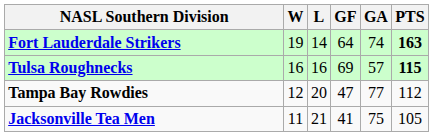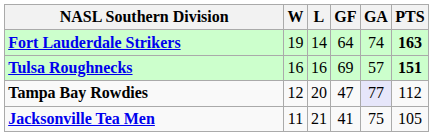(410, 67) 115 -> (410, 67) 151
(376, 93) no background -> (376, 93) lavender background
